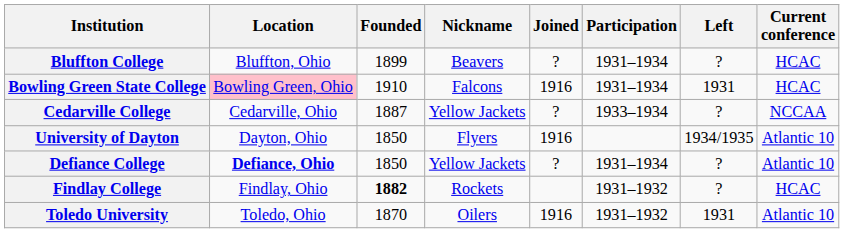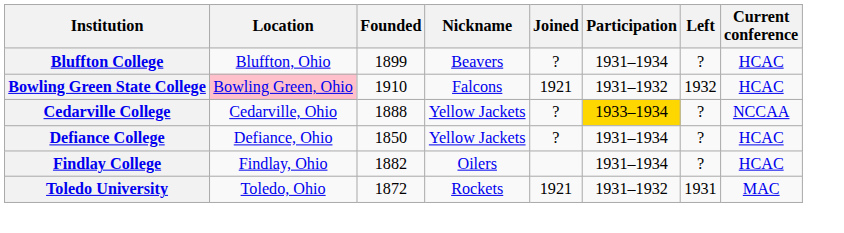(556, 86) 1916 -> (556, 86) 1921
(632, 86) 1931–1934 -> (632, 86) 1931–1932
(719, 86) 1931 -> (701, 86) 1932
(391, 112) 1887 -> (391, 112) 1888
(632, 112) no background -> (632, 112) gold background
- row: (107, 138)
(283, 163) bold -> (283, 138) normal
(798, 163) Atlantic 10 -> (761, 138) HCAC
(391, 189) bold -> (391, 163) normal
(477, 189) Rockets -> (477, 163) Oilers
(632, 189) 1931–1932 -> (632, 163) 1931–1934
(391, 214) 1870 -> (391, 189) 1872
(477, 214) Oilers -> (477, 189) Rockets
(556, 214) 1916 -> (556, 189) 1921
(798, 214) Atlantic 10 -> (761, 189) MAC
